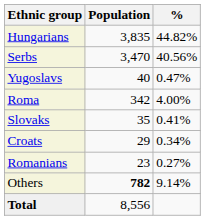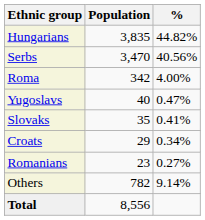rows swapped: (23, 99) <-> (35, 78)
(140, 183) bold -> (140, 183) normal
